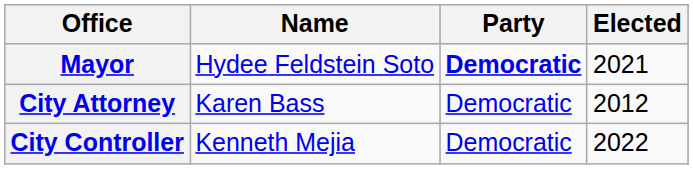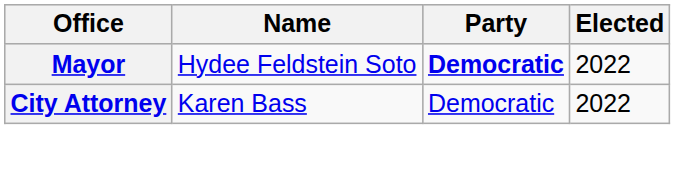(621, 63) 2021 -> (603, 63) 2022
(621, 103) 2012 -> (603, 103) 2022
- row: (97, 143)
